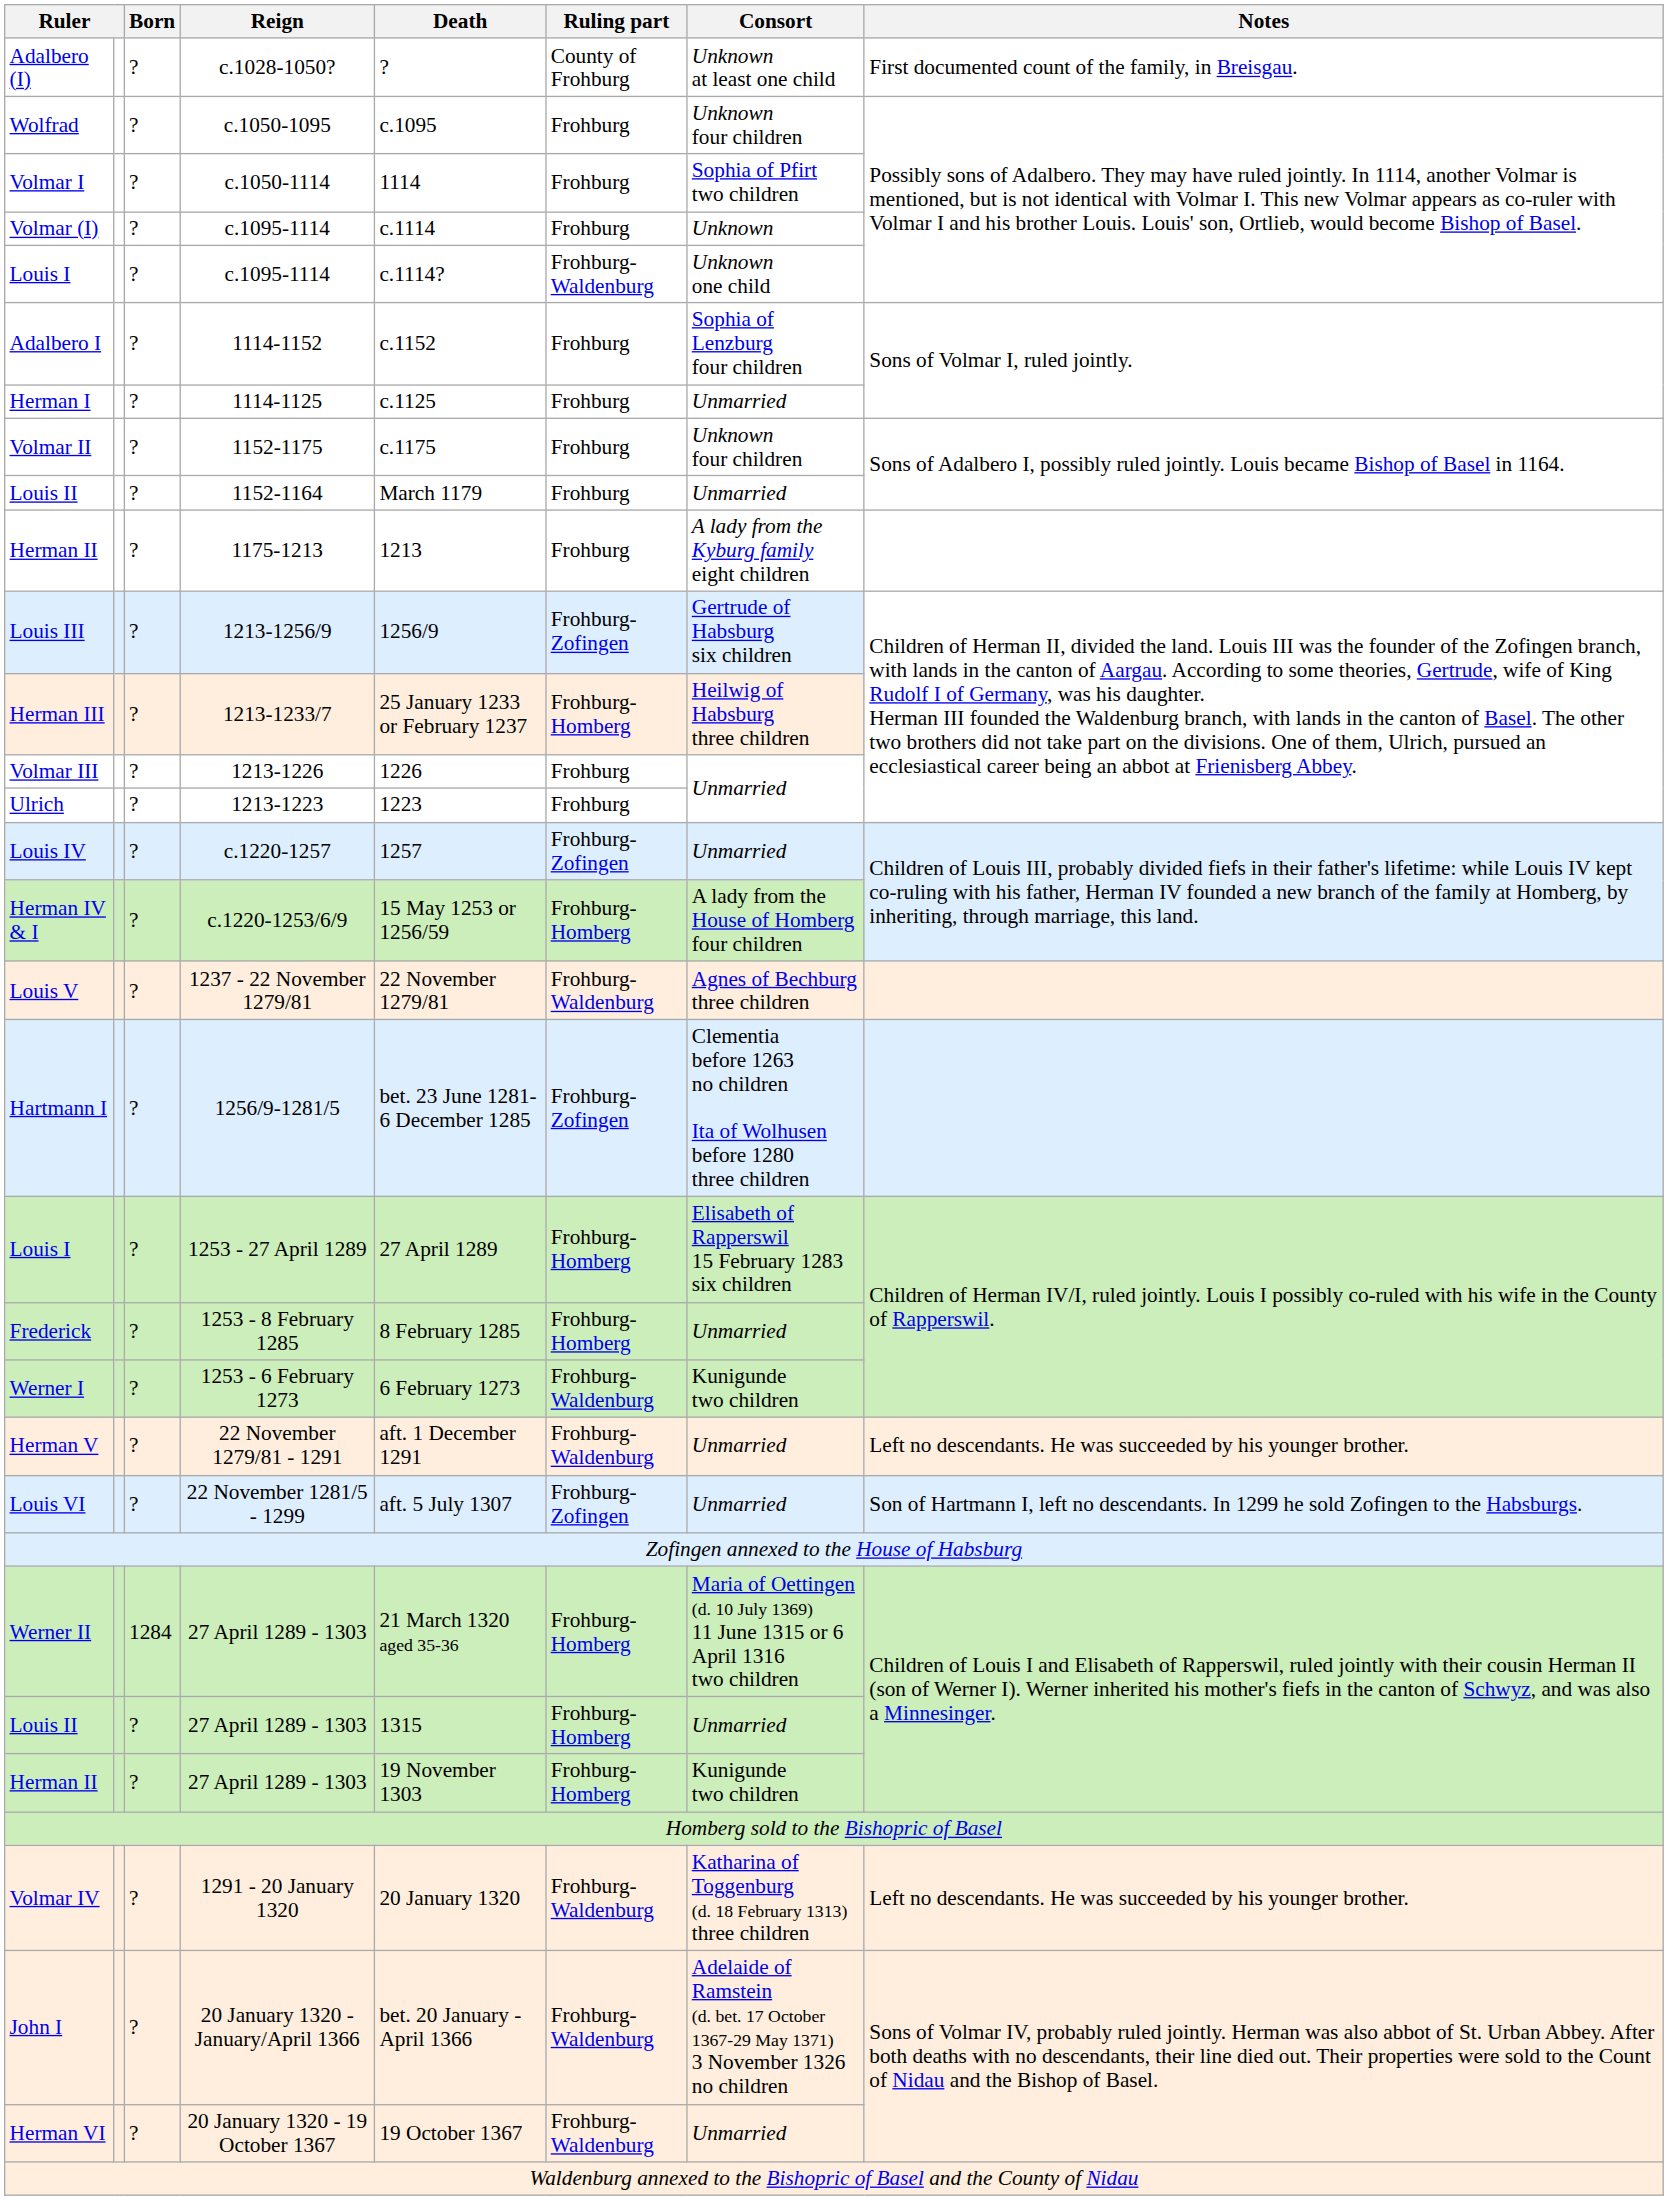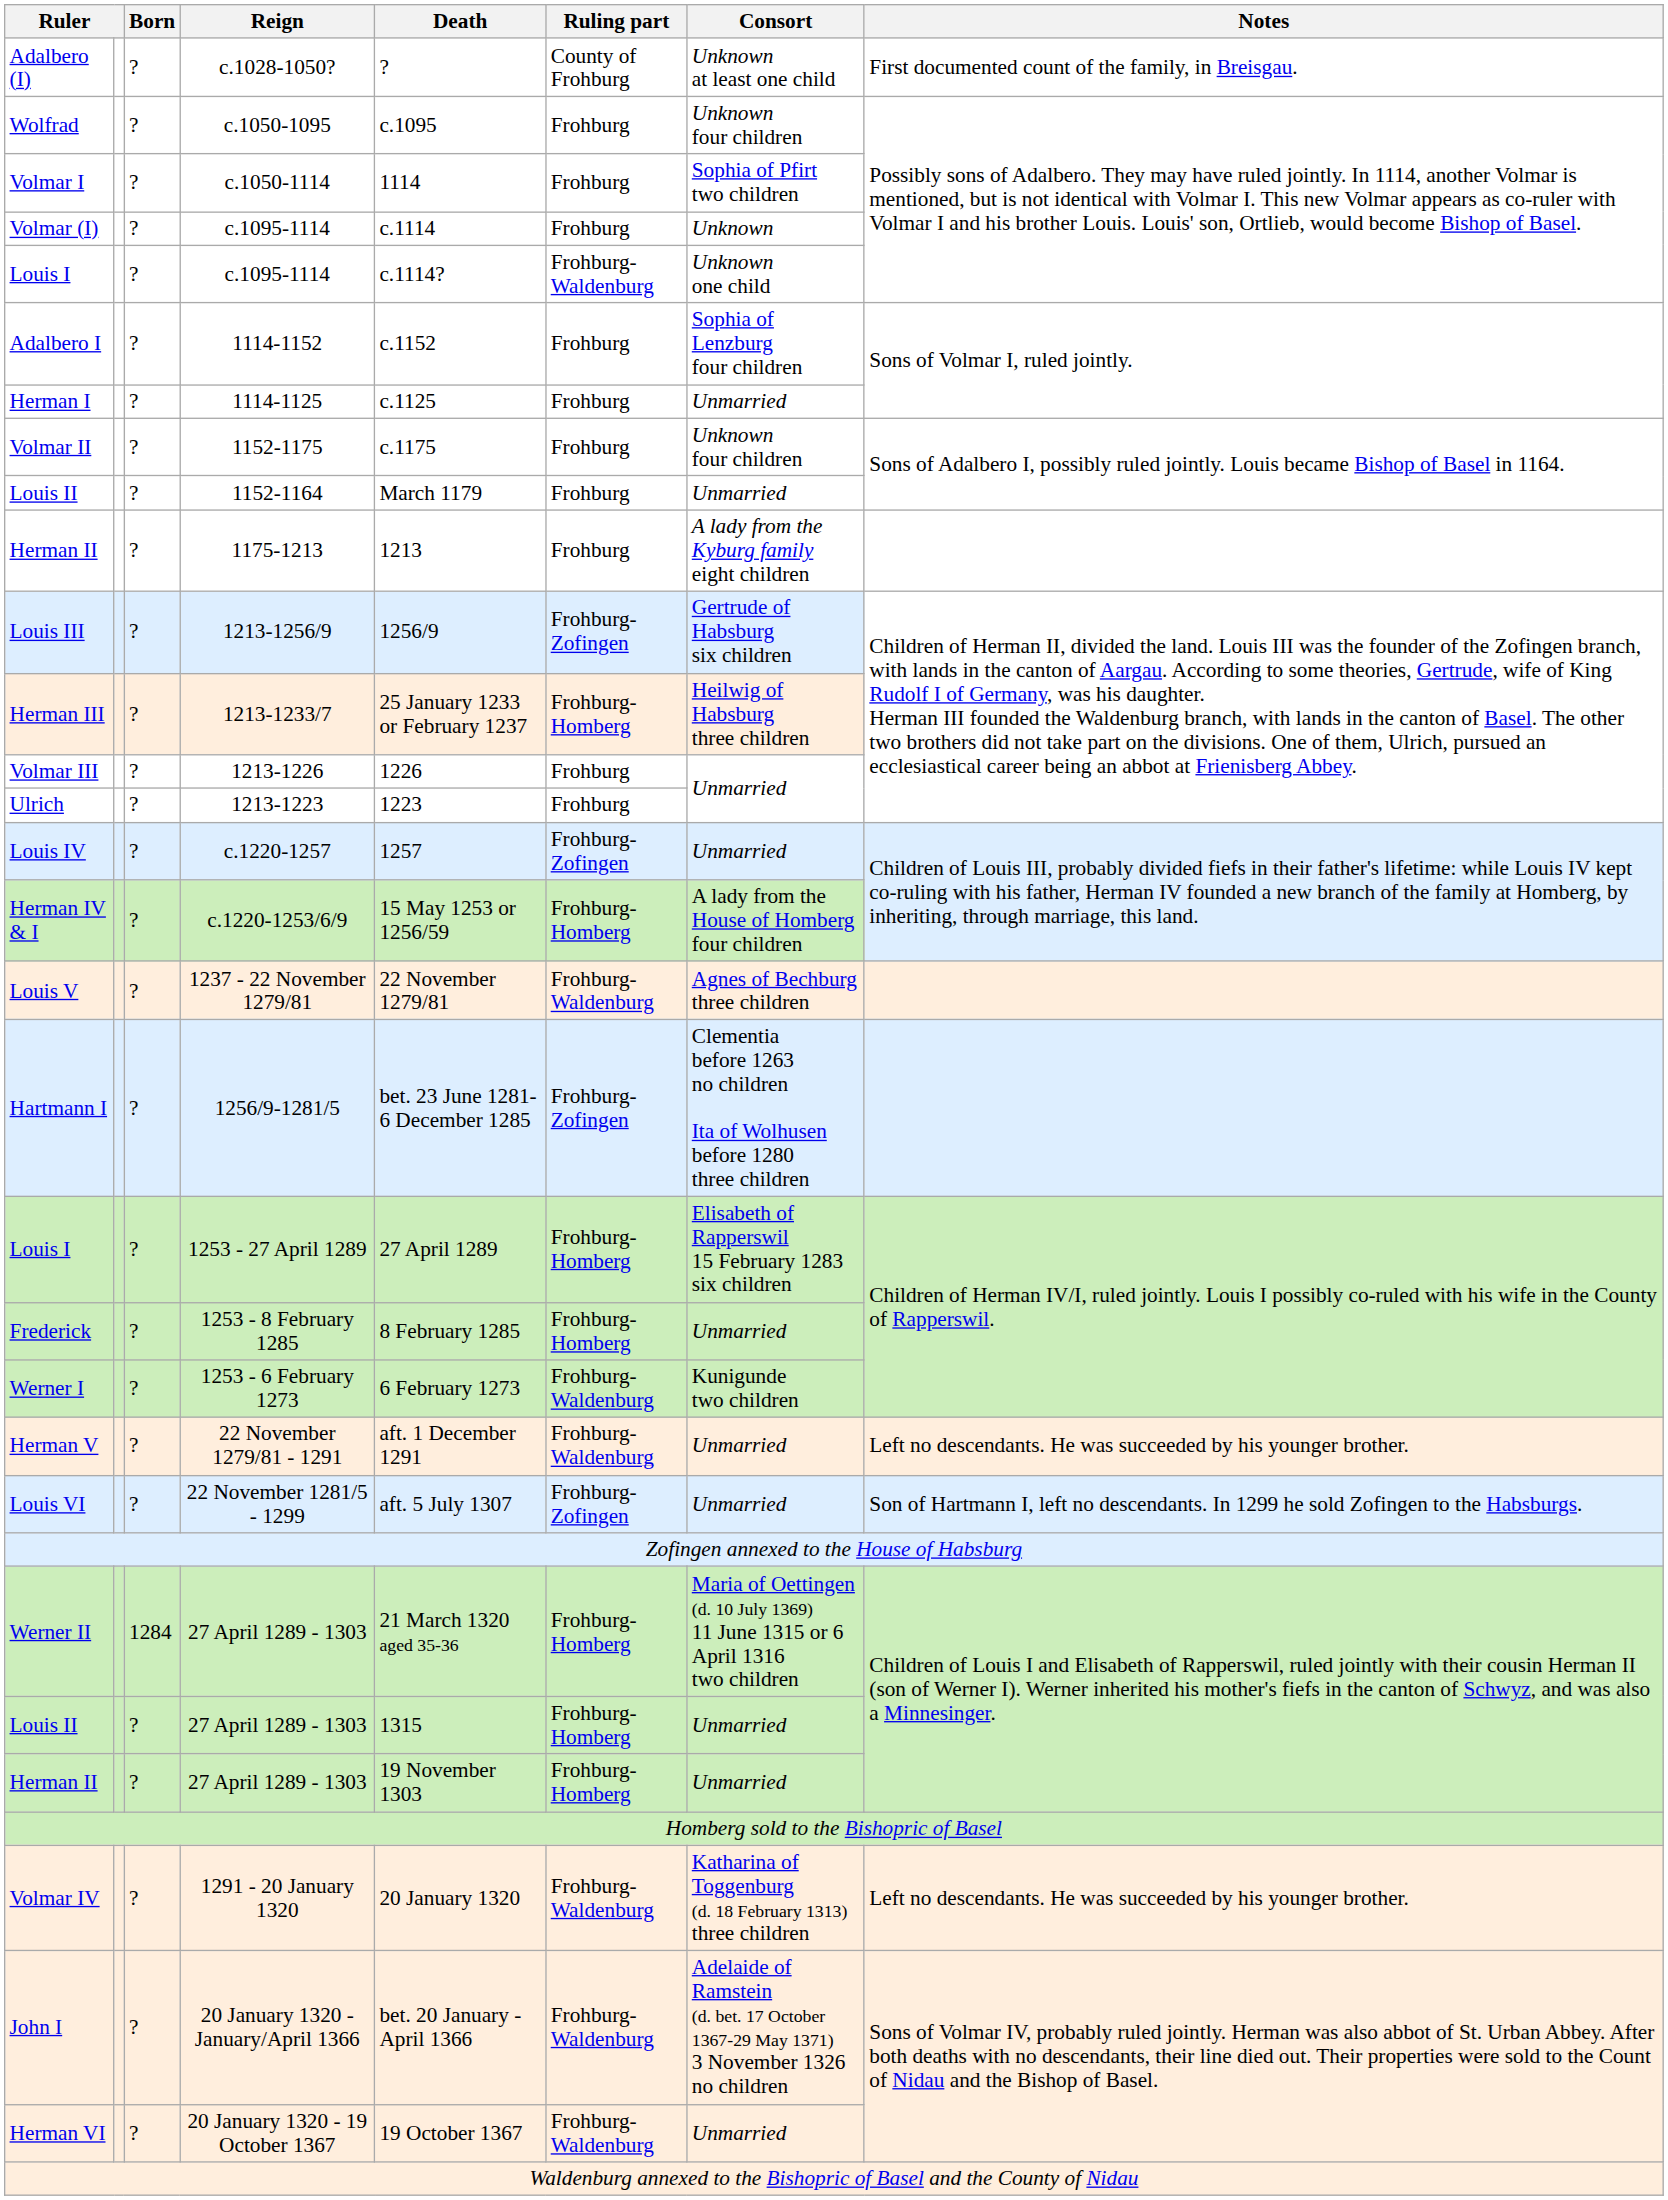(745, 1782) Kunigunde two children -> (739, 1782) Unmarried
